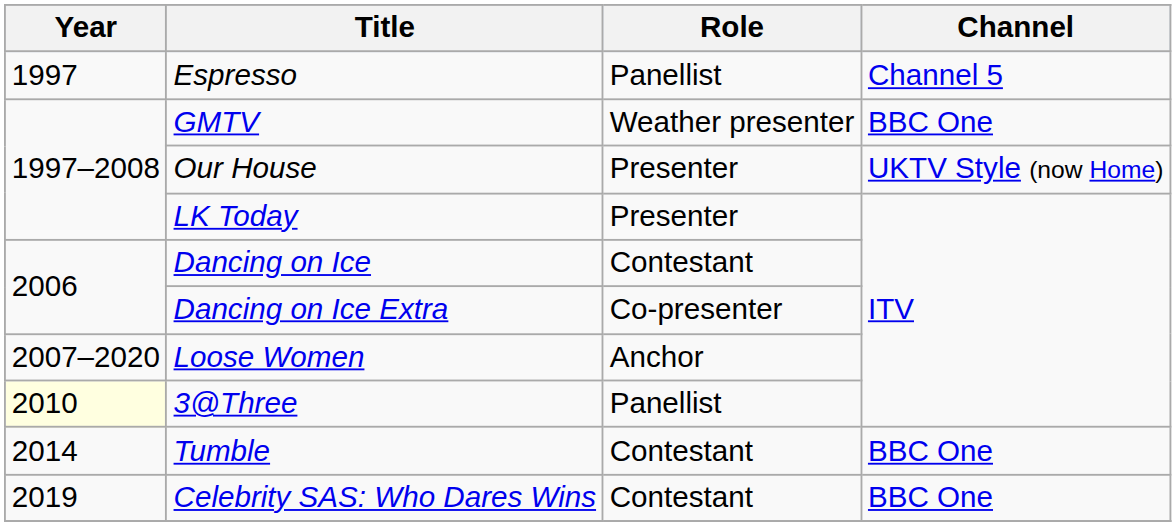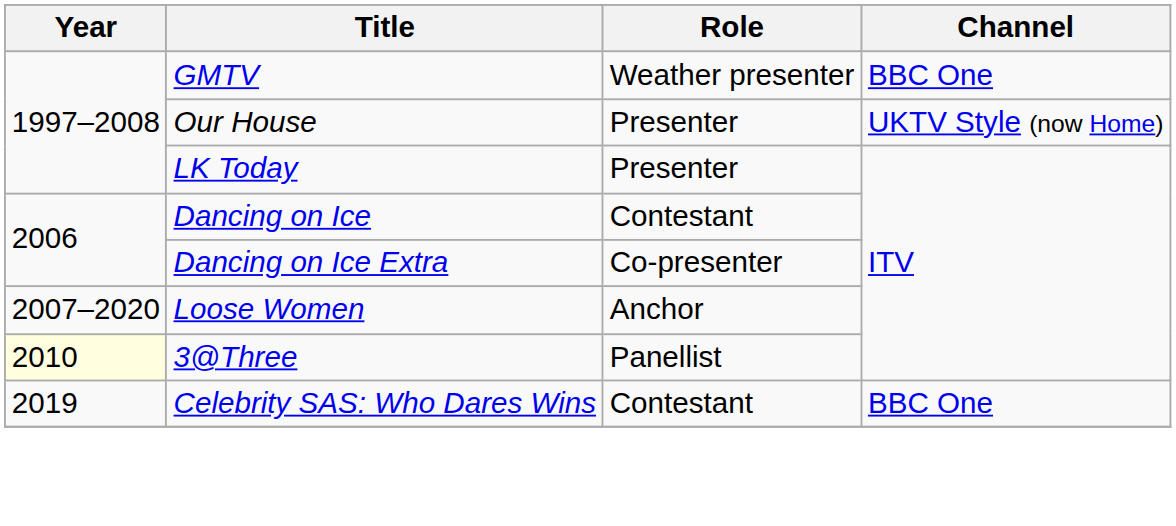- row: (235, 74)
- row: (222, 450)
